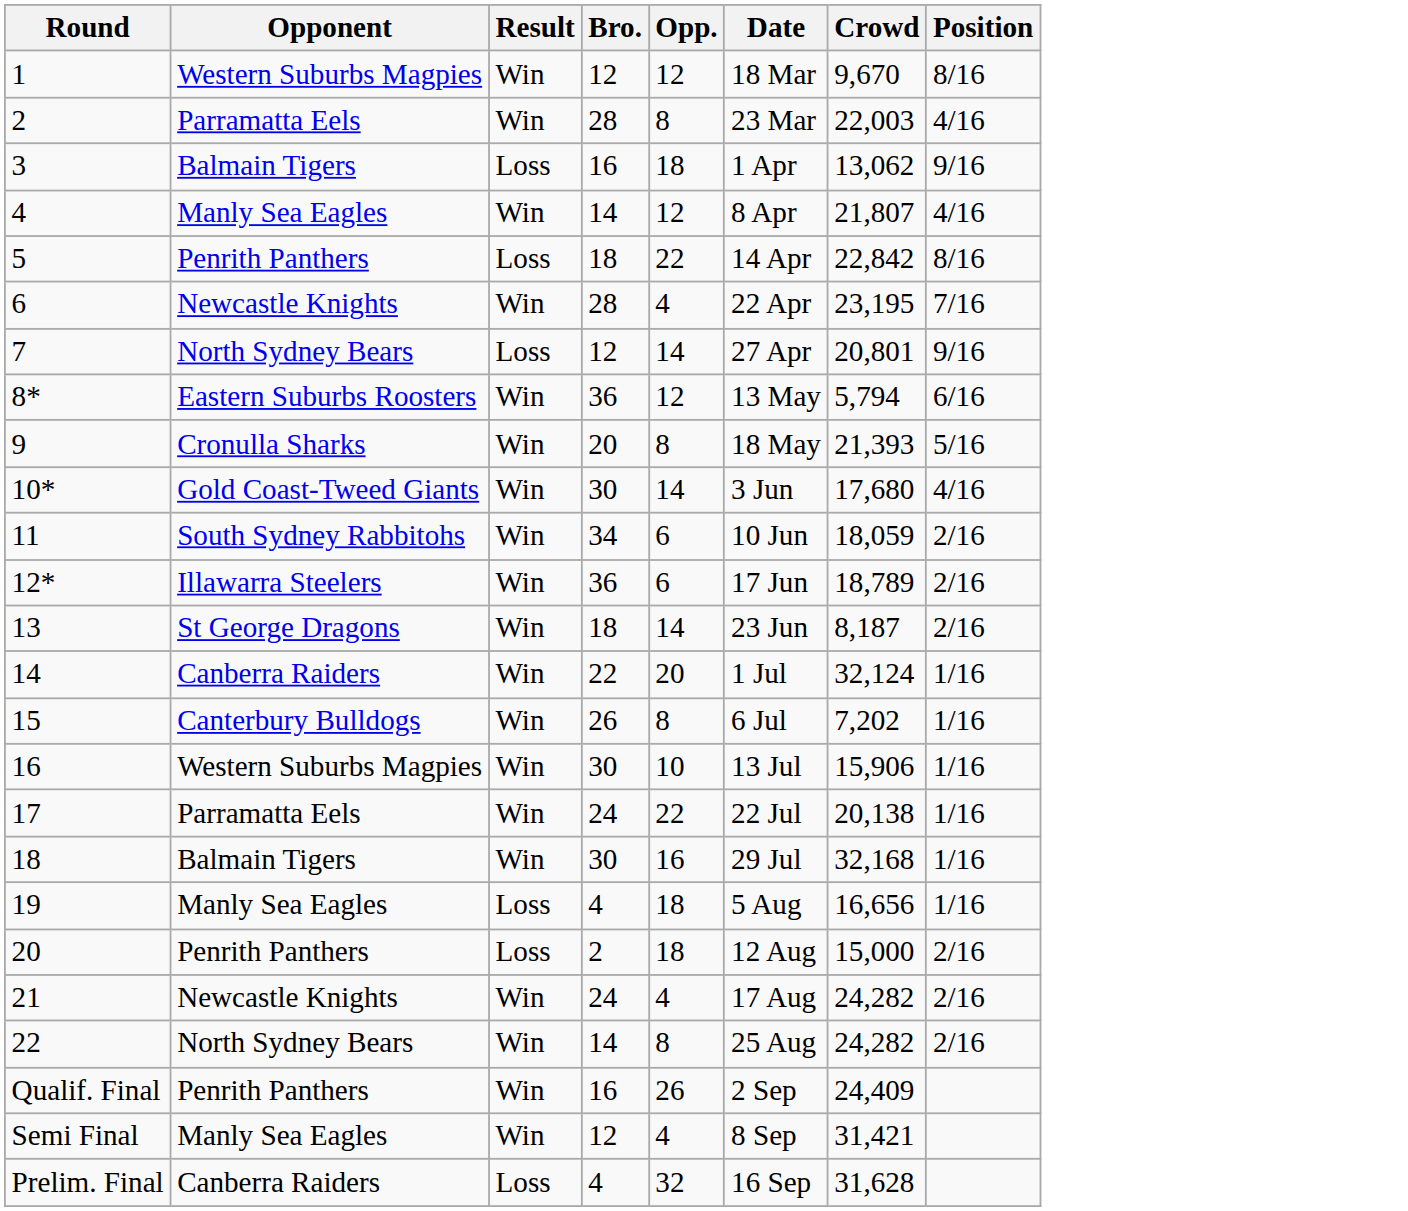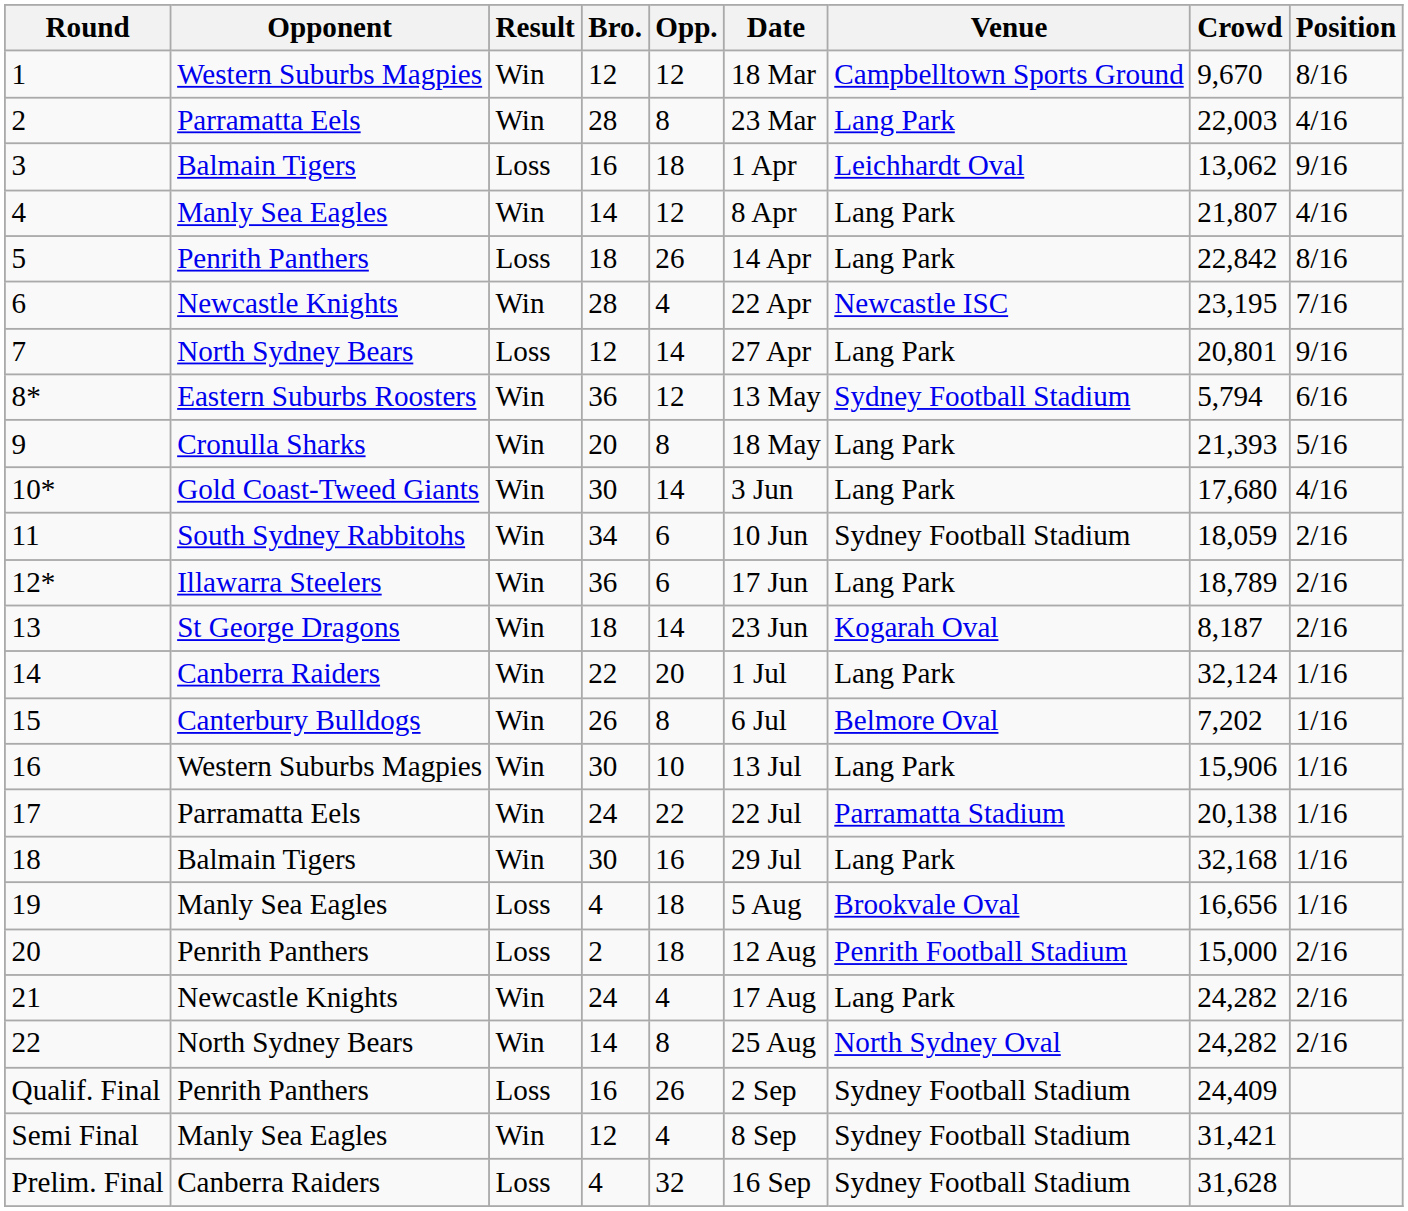+ column: (1009, 27)
(670, 258) 22 -> (670, 258) 26
(520, 1089) Win -> (523, 1089) Loss
